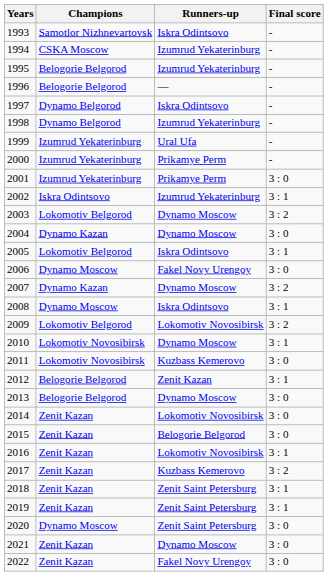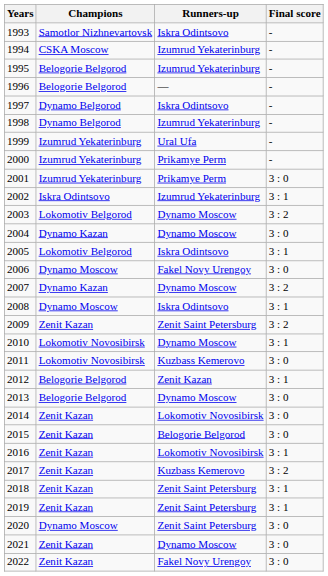(85, 324) Lokomotiv Belgorod -> (66, 324) Zenit Kazan
(211, 324) Lokomotiv Novosibirsk -> (207, 324) Zenit Saint Petersburg
